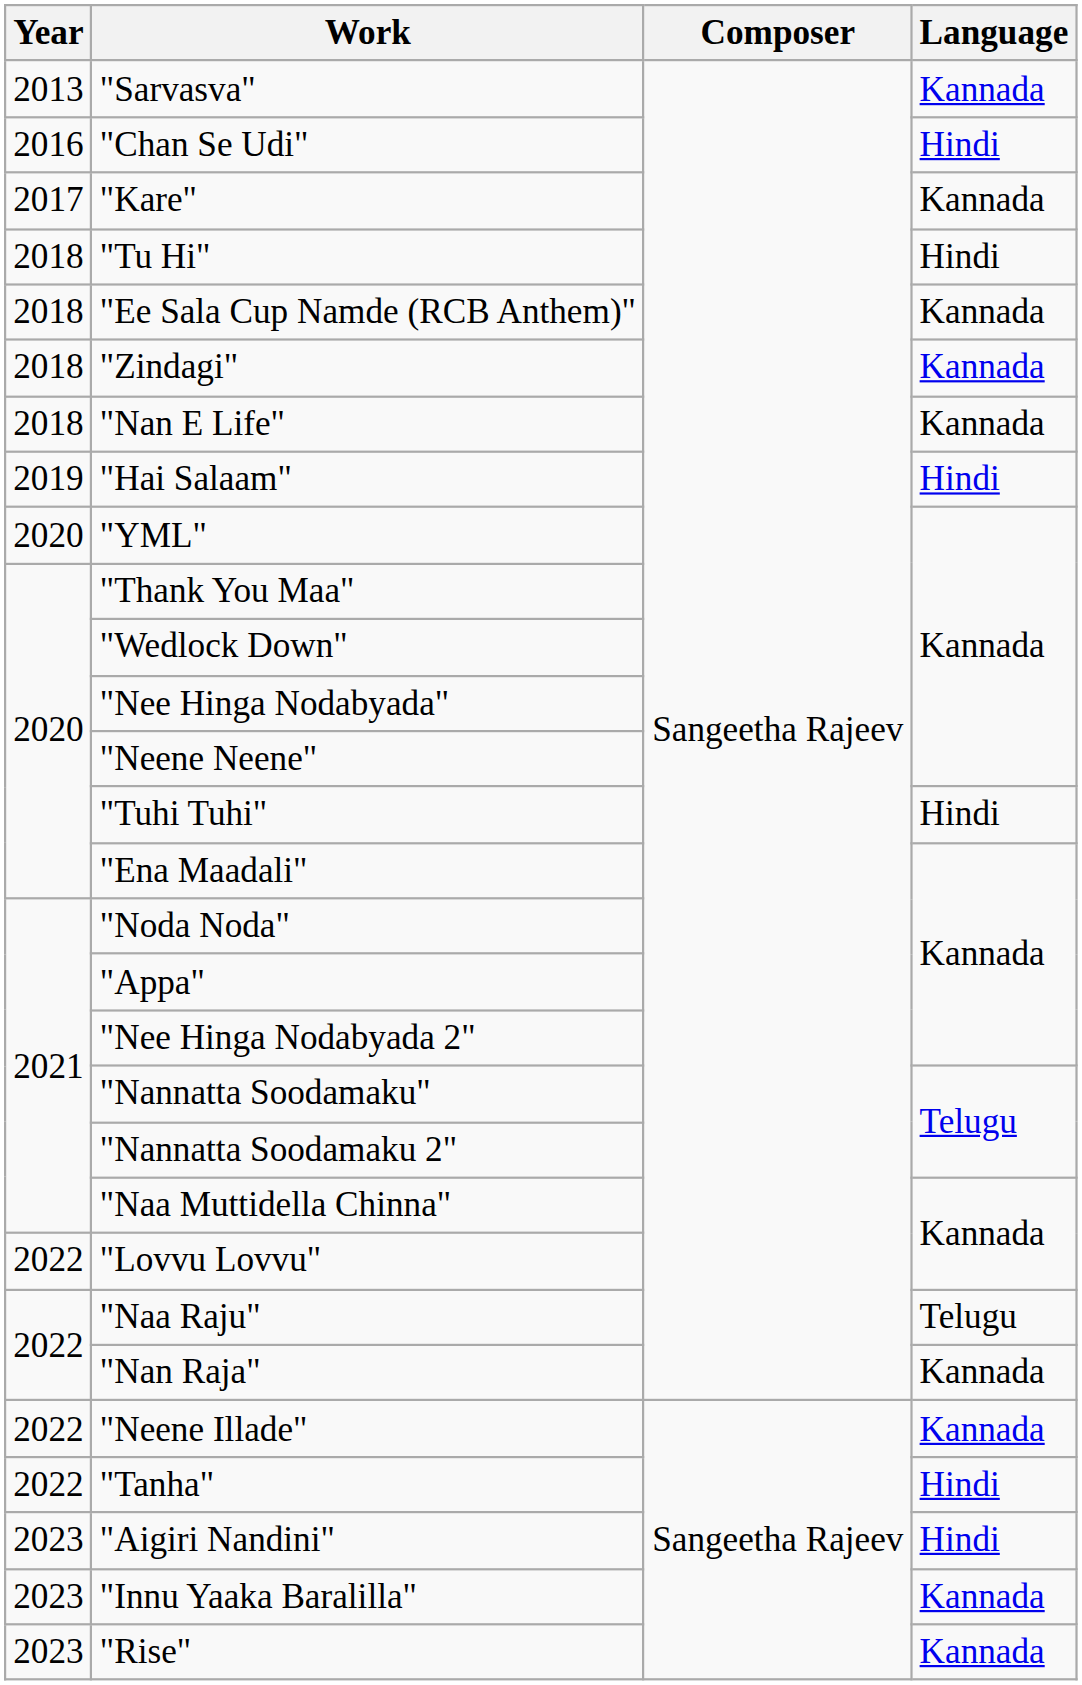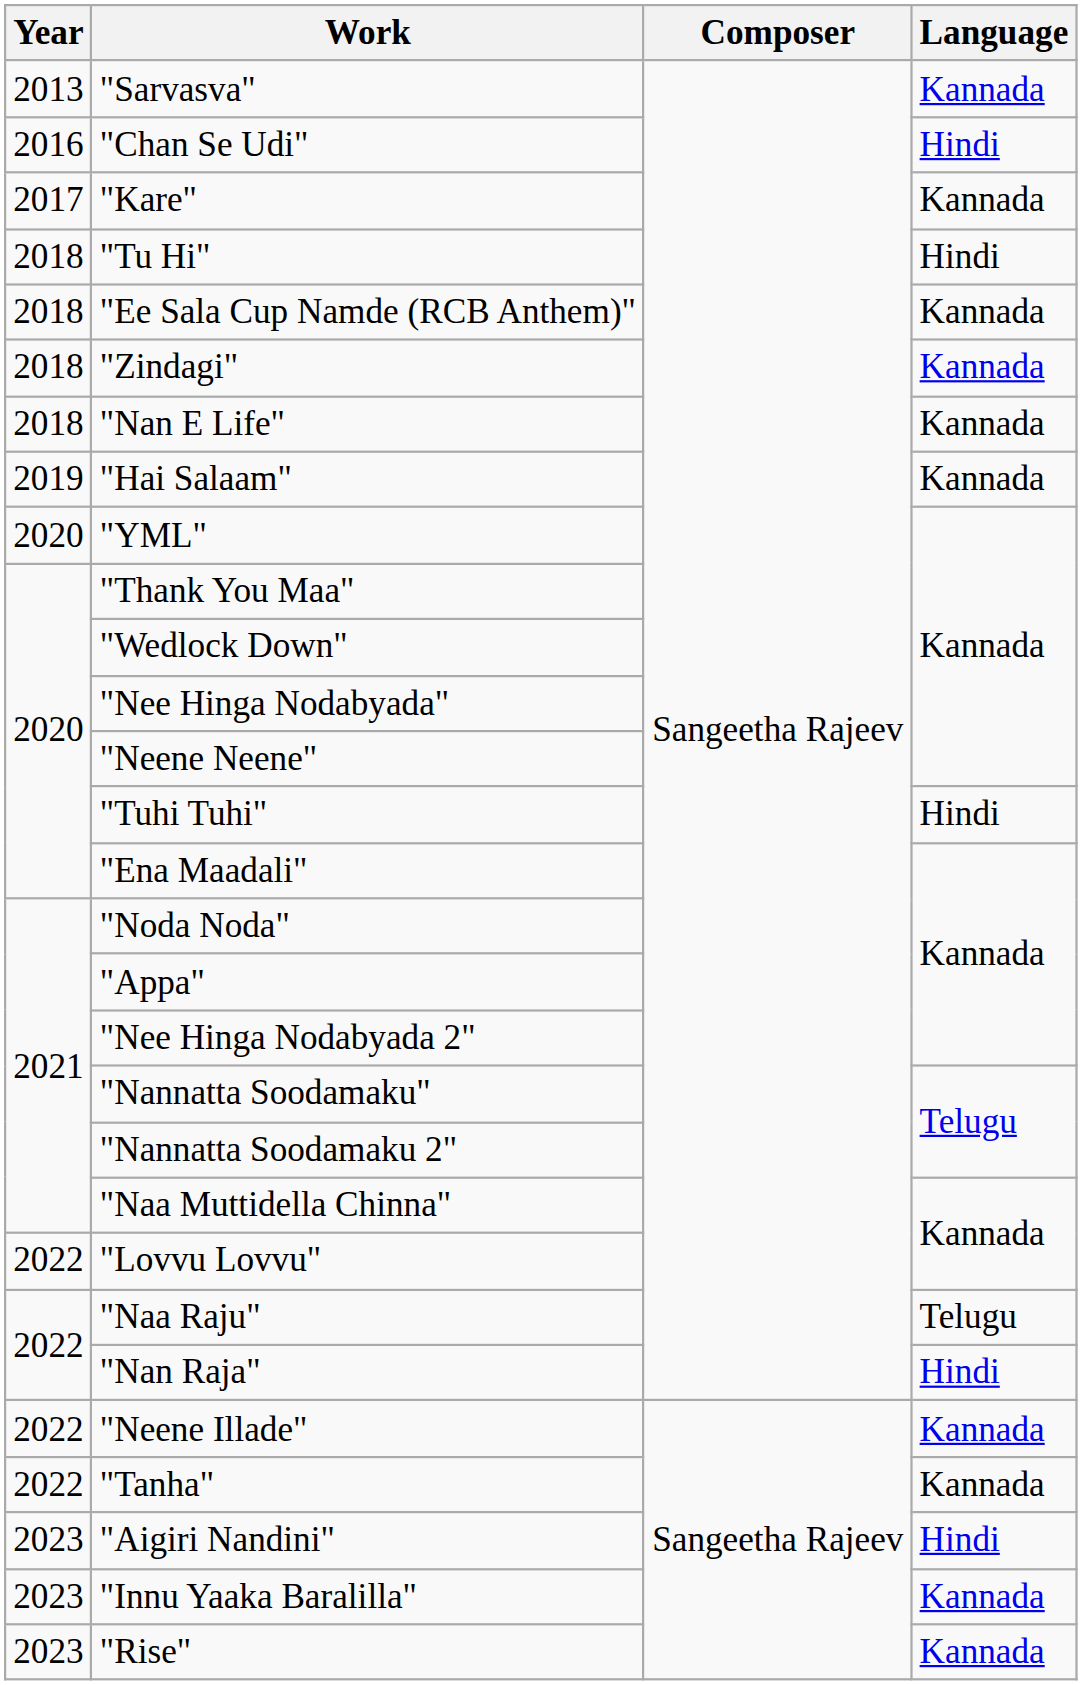(960, 479) Hindi -> (982, 479) Kannada
(982, 1372) Kannada -> (960, 1372) Hindi
(960, 1483) Hindi -> (982, 1483) Kannada
